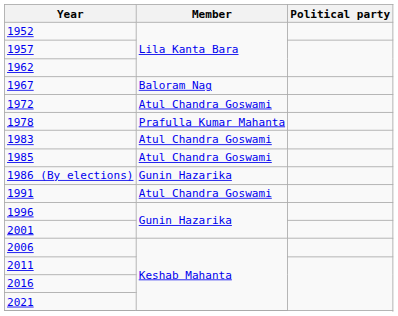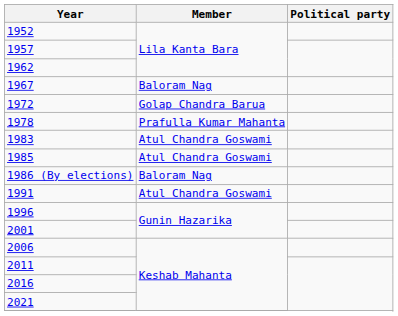(205, 103) Atul Chandra Goswami -> (202, 103) Golap Chandra Barua
(185, 176) Gunin Hazarika -> (175, 176) Baloram Nag
